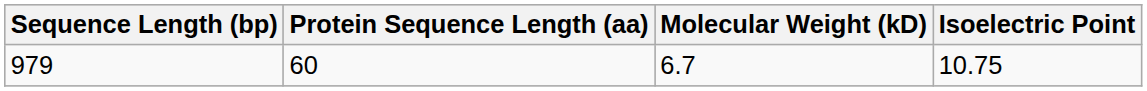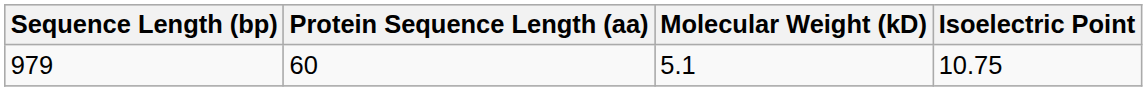(678, 65) 6.7 -> (678, 65) 5.1
